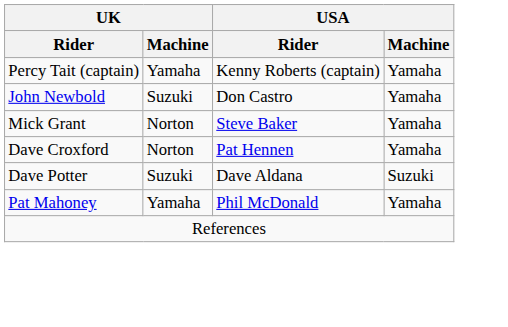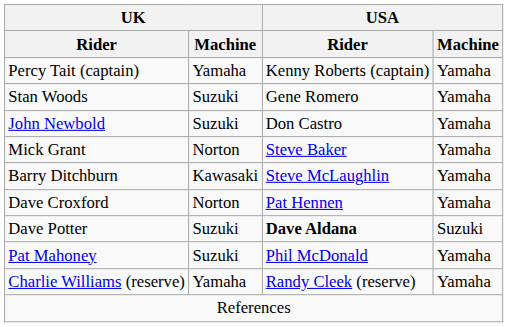+ row: (48, 96)
+ row: (63, 176)
(259, 176) normal -> (311, 228) bold
(174, 202) Yamaha -> (216, 255) Suzuki
+ row: (97, 281)
